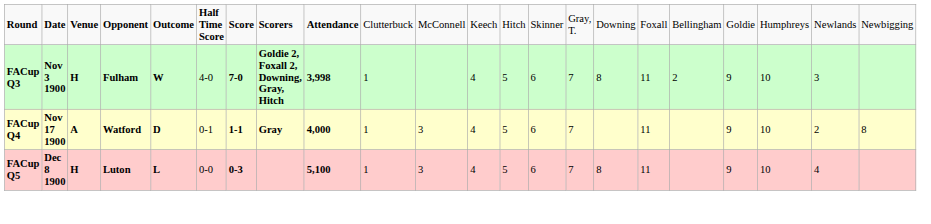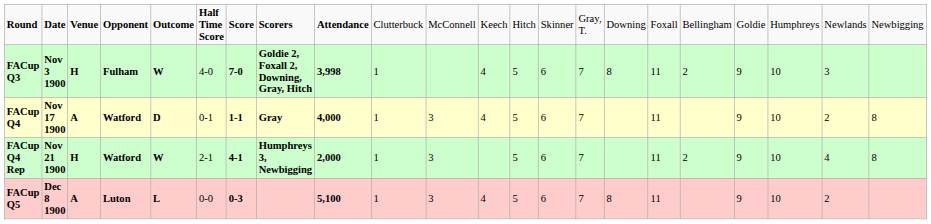+ row: (23, 158)
(74, 170) H -> (74, 198) A
(817, 170) 4 -> (827, 198) 2
